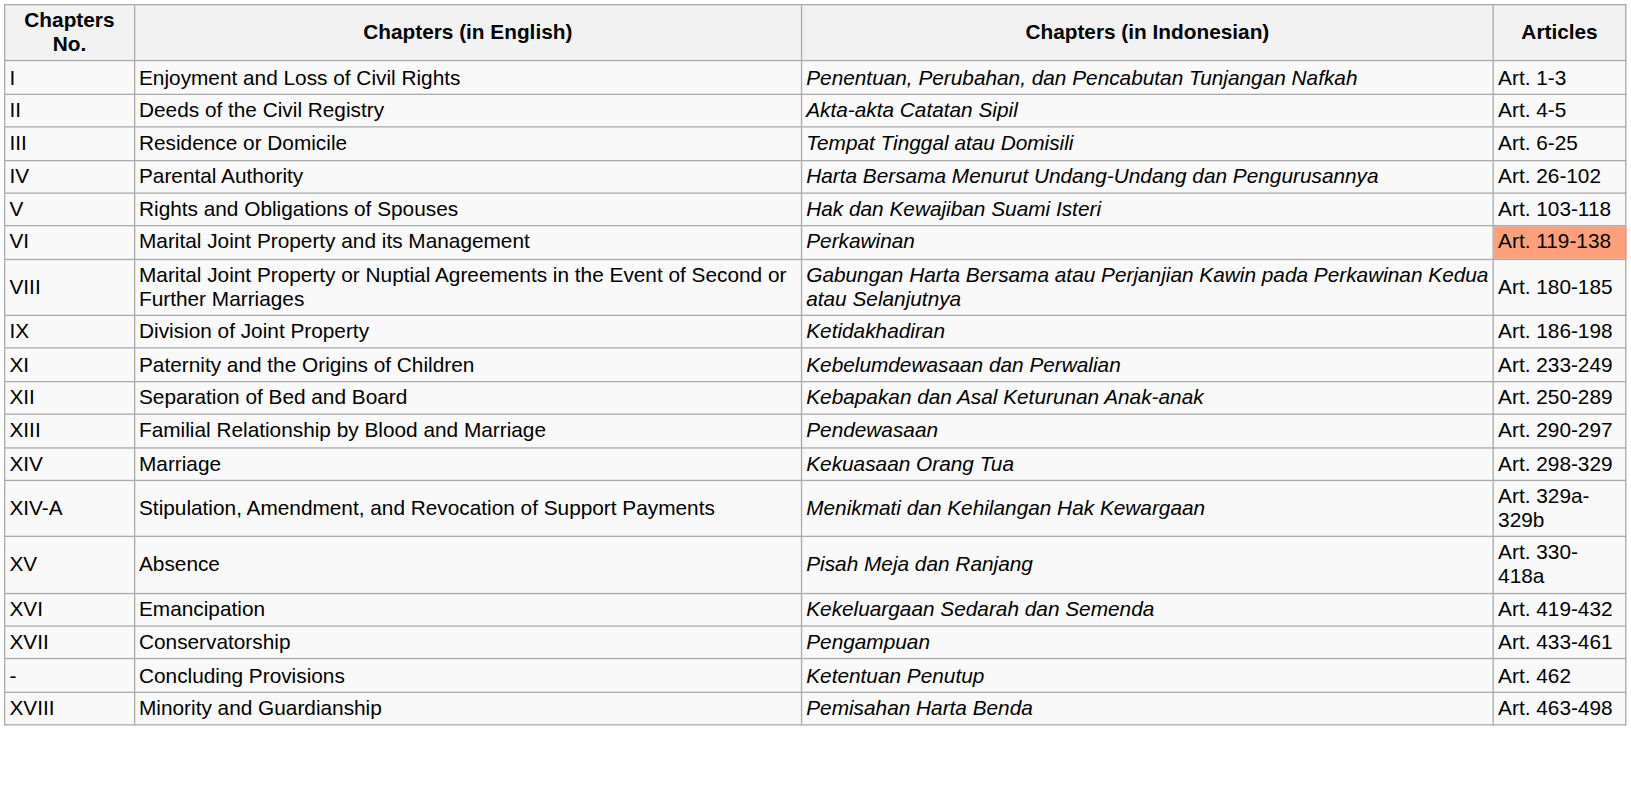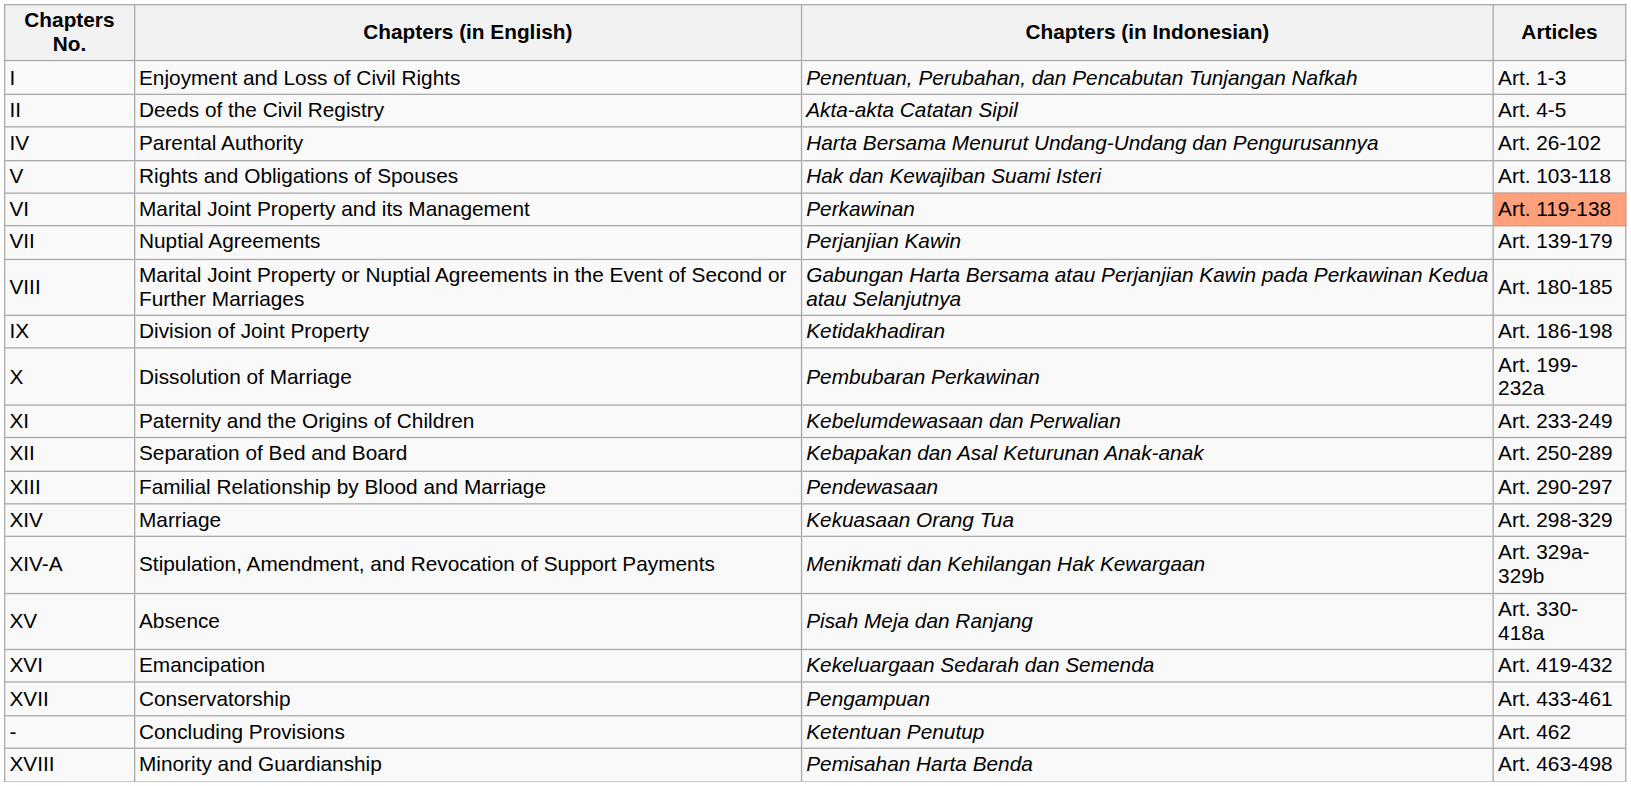- row: (18, 143)
+ row: (22, 242)
+ row: (16, 376)
